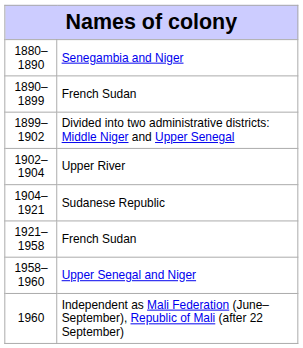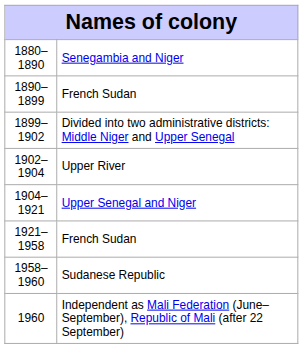(113, 202) Sudanese Republic -> (129, 202) Upper Senegal and Niger
(129, 275) Upper Senegal and Niger -> (113, 275) Sudanese Republic
